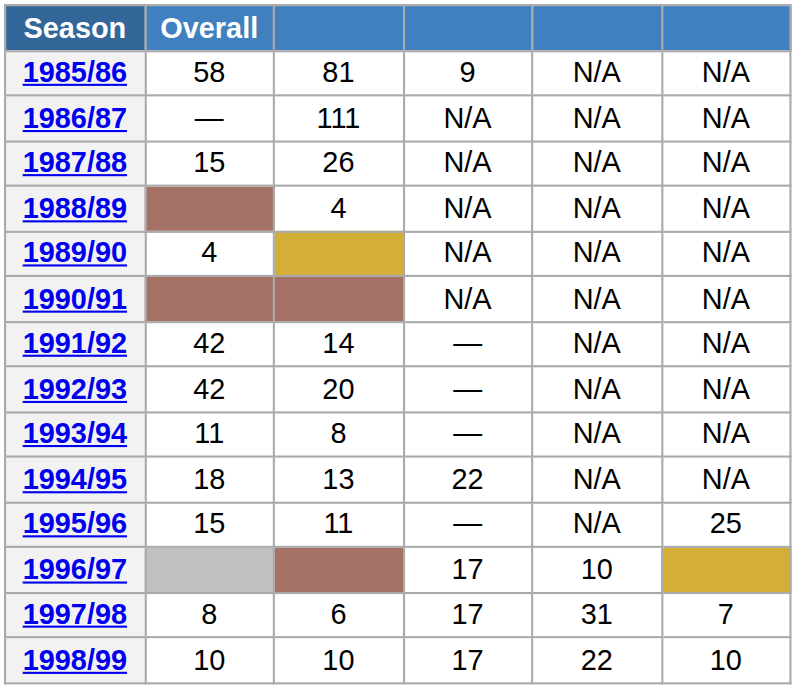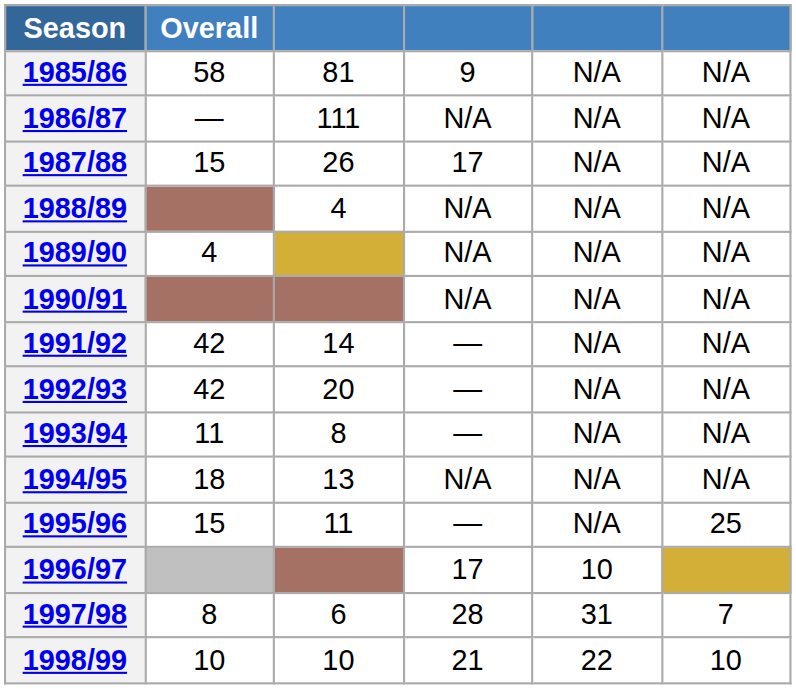(468, 163) N/A -> (468, 163) 17
(468, 479) 22 -> (468, 479) N/A
(468, 614) 17 -> (468, 614) 28
(468, 659) 17 -> (468, 659) 21
